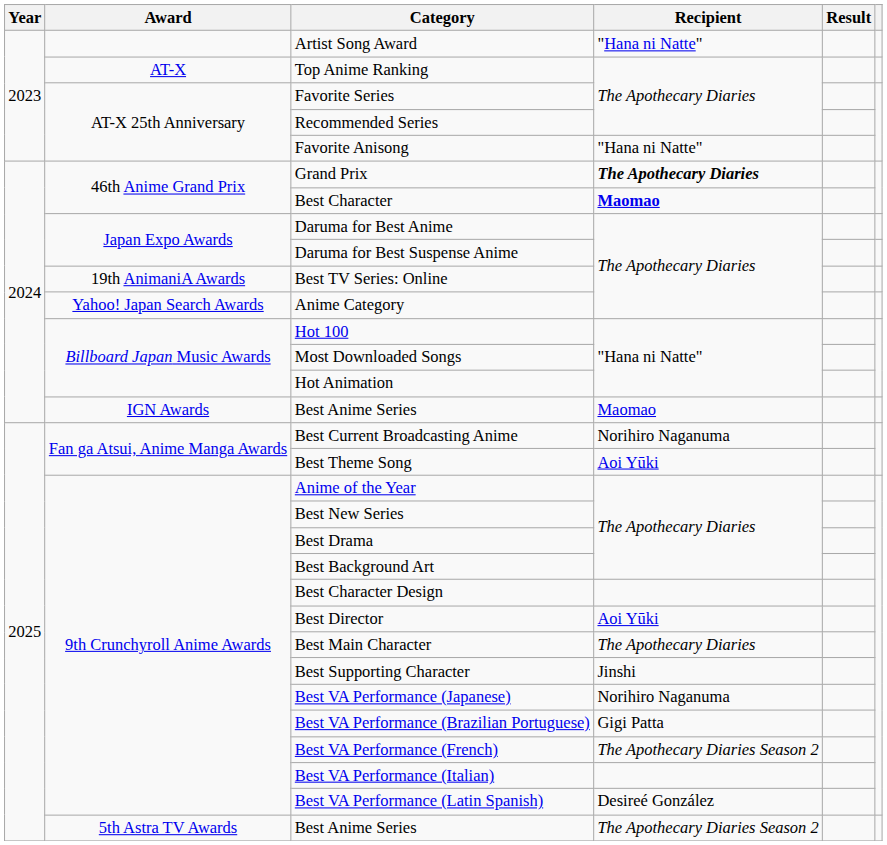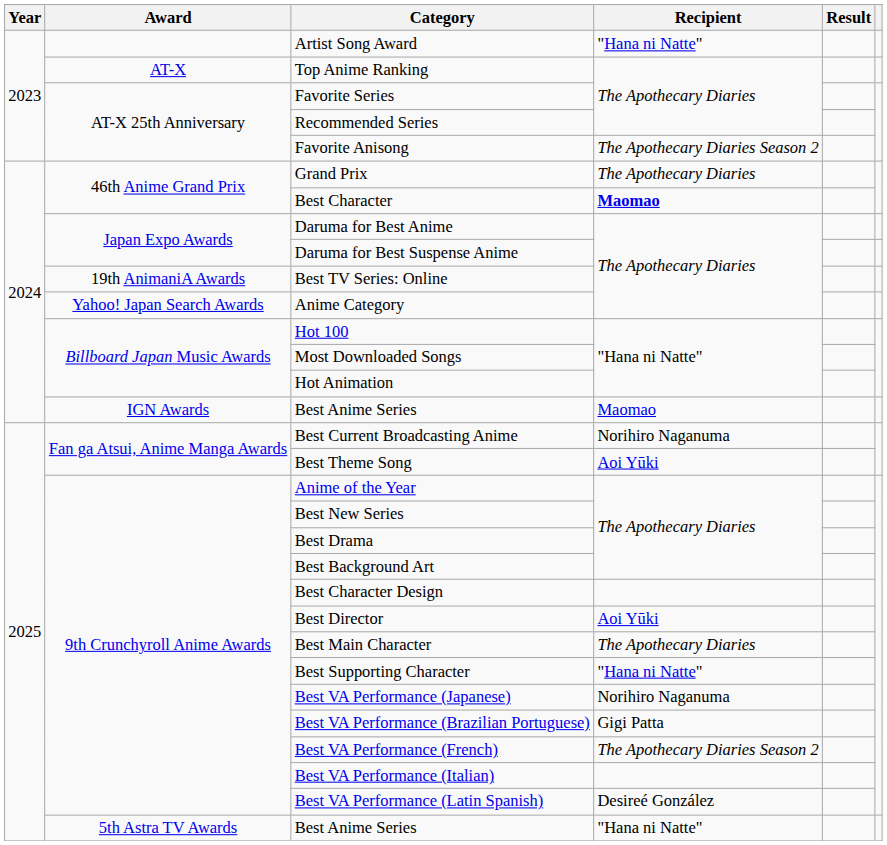(650, 148) "Hana ni Natte" -> (708, 148) The Apothecary Diaries Season 2
(678, 174) bold -> (676, 174) normal
(617, 670) Jinshi -> (650, 670) "Hana ni Natte"
(708, 827) The Apothecary Diaries Season 2 -> (650, 827) "Hana ni Natte"
